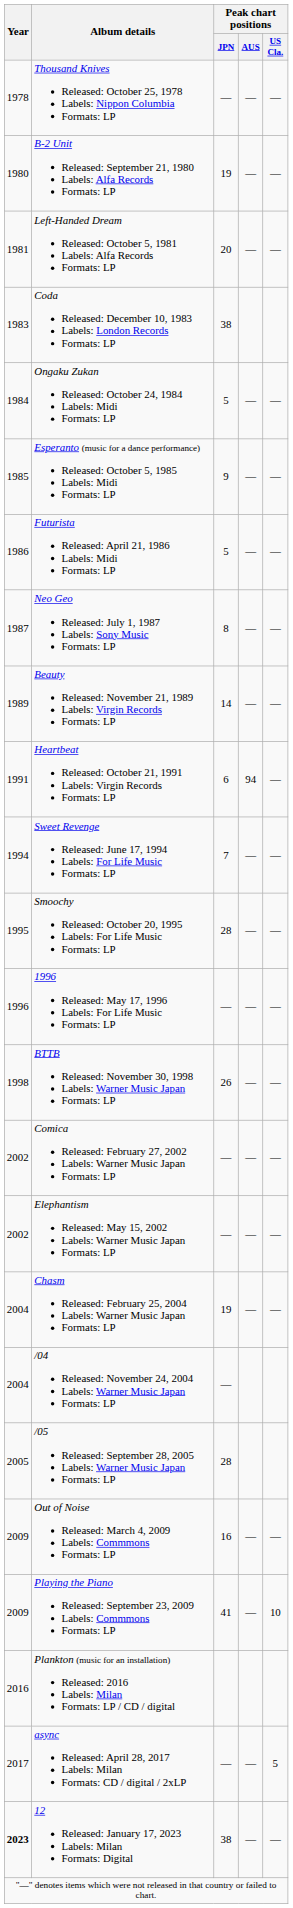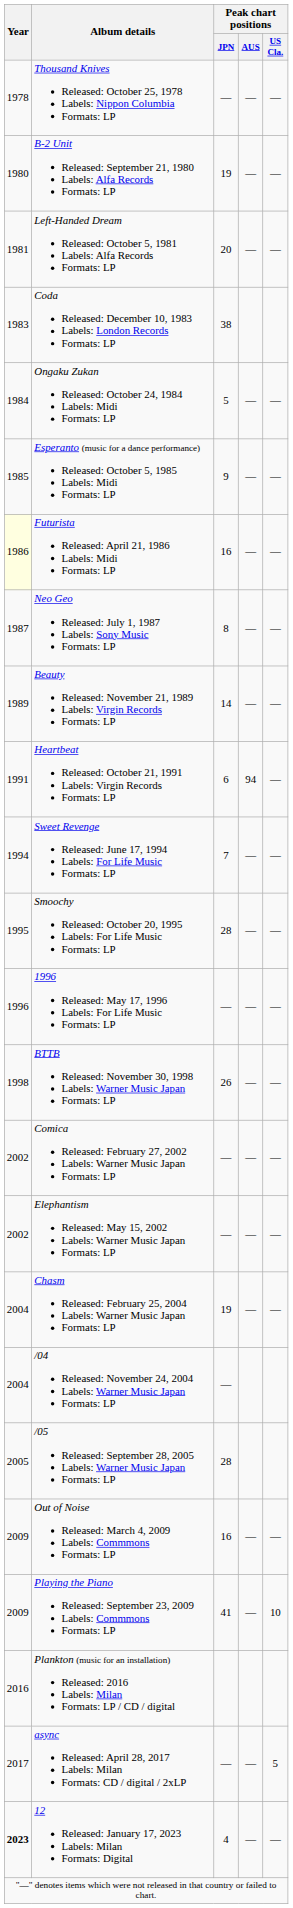(18, 552) no background -> (18, 552) lightyellow background
(226, 552) 5 -> (226, 552) 16
(226, 1839) 38 -> (226, 1839) 4
